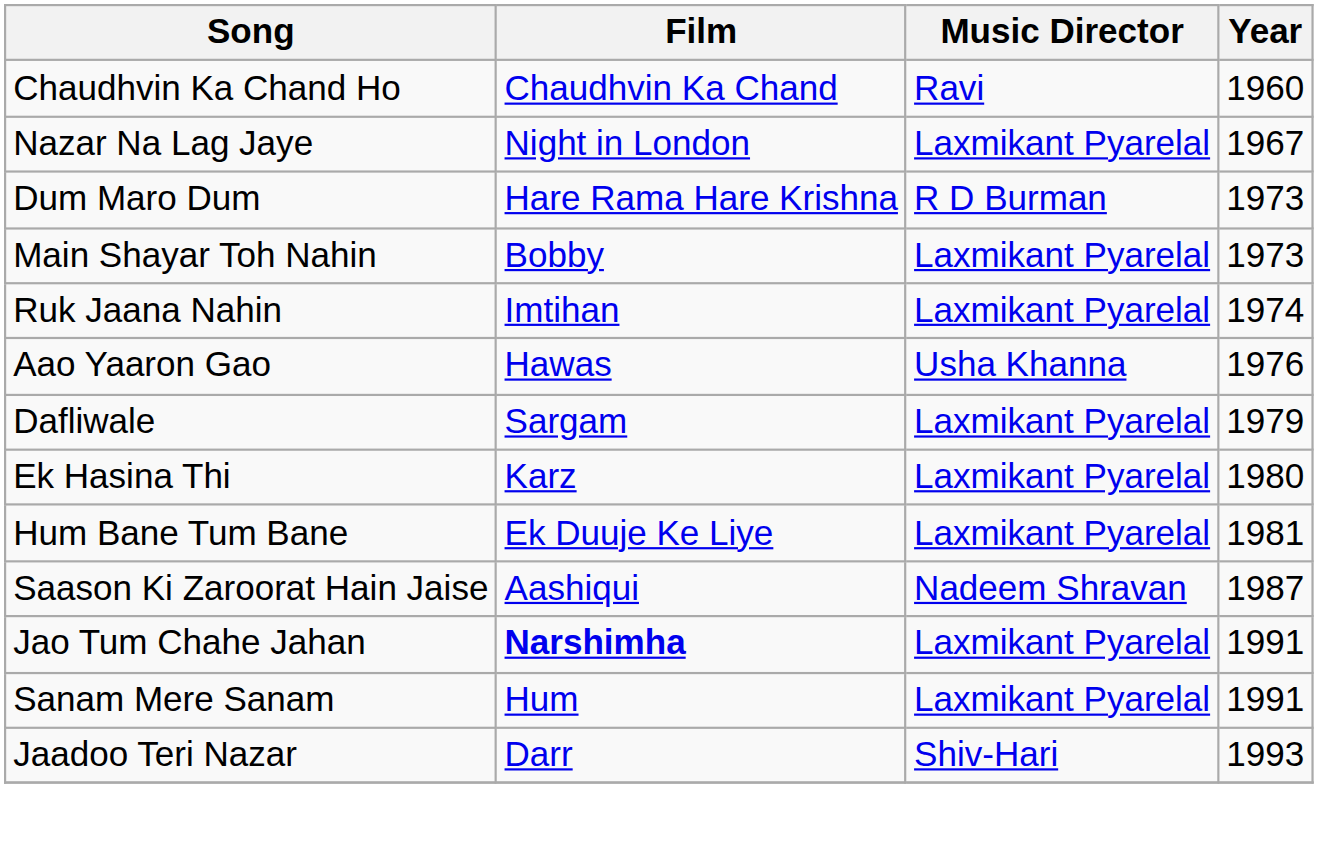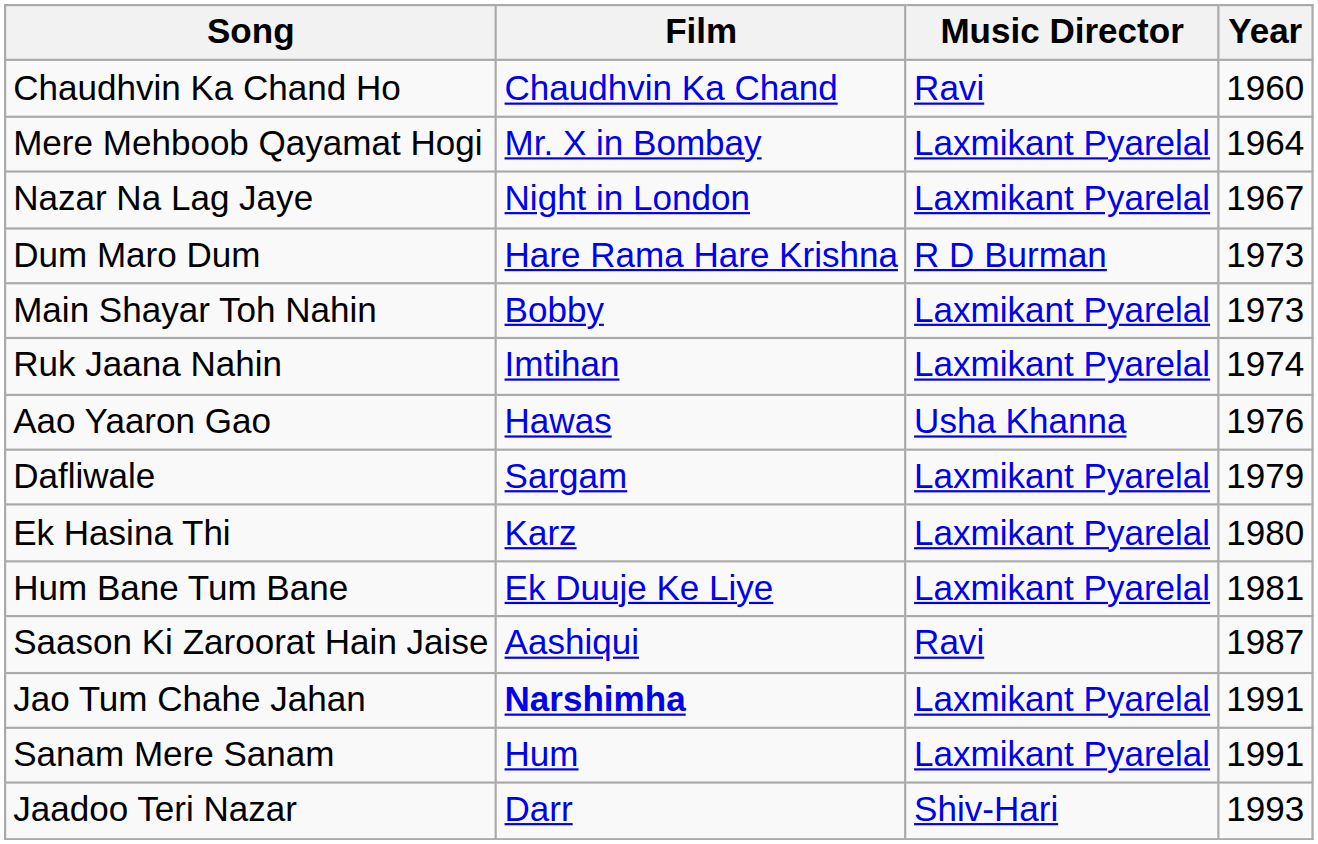+ row: (248, 143)
(1050, 587) Nadeem Shravan -> (949, 643) Ravi
